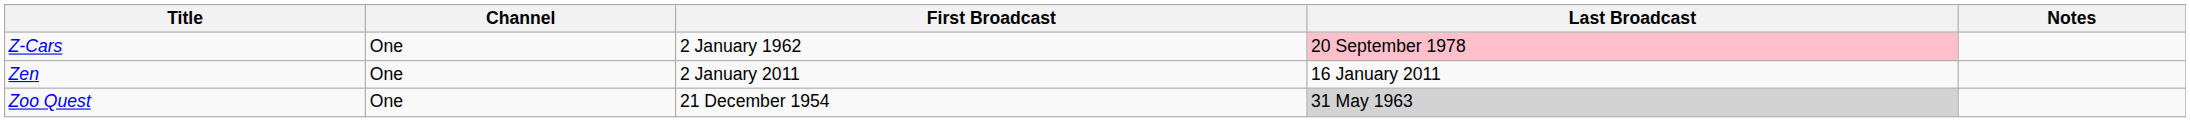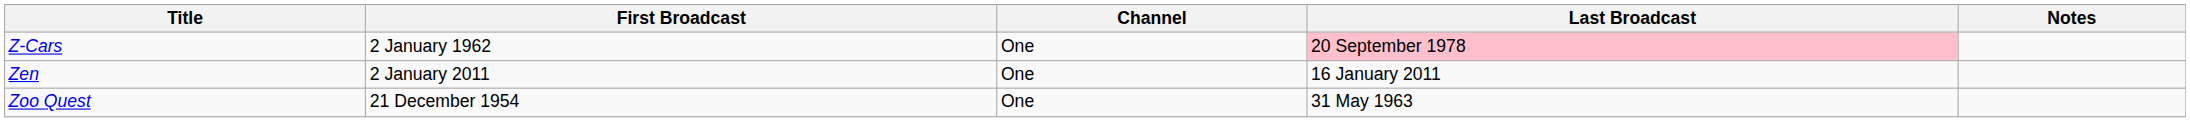columns swapped: (521, 18) <-> (991, 18)
(1362, 102) lightgrey background -> (1362, 102) no background
